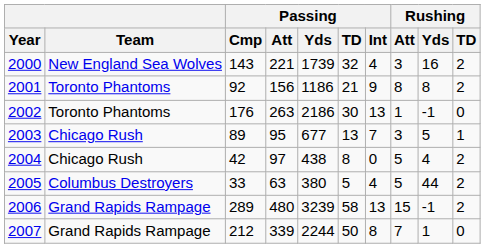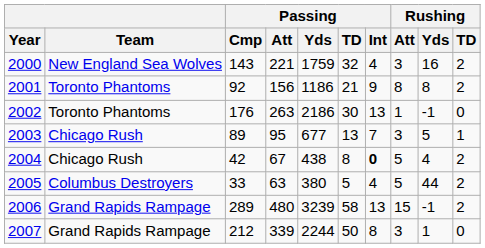(318, 64) 1739 -> (318, 64) 1759
(278, 159) 97 -> (278, 159) 67
(373, 159) normal -> (373, 159) bold
(398, 231) 7 -> (398, 231) 3
